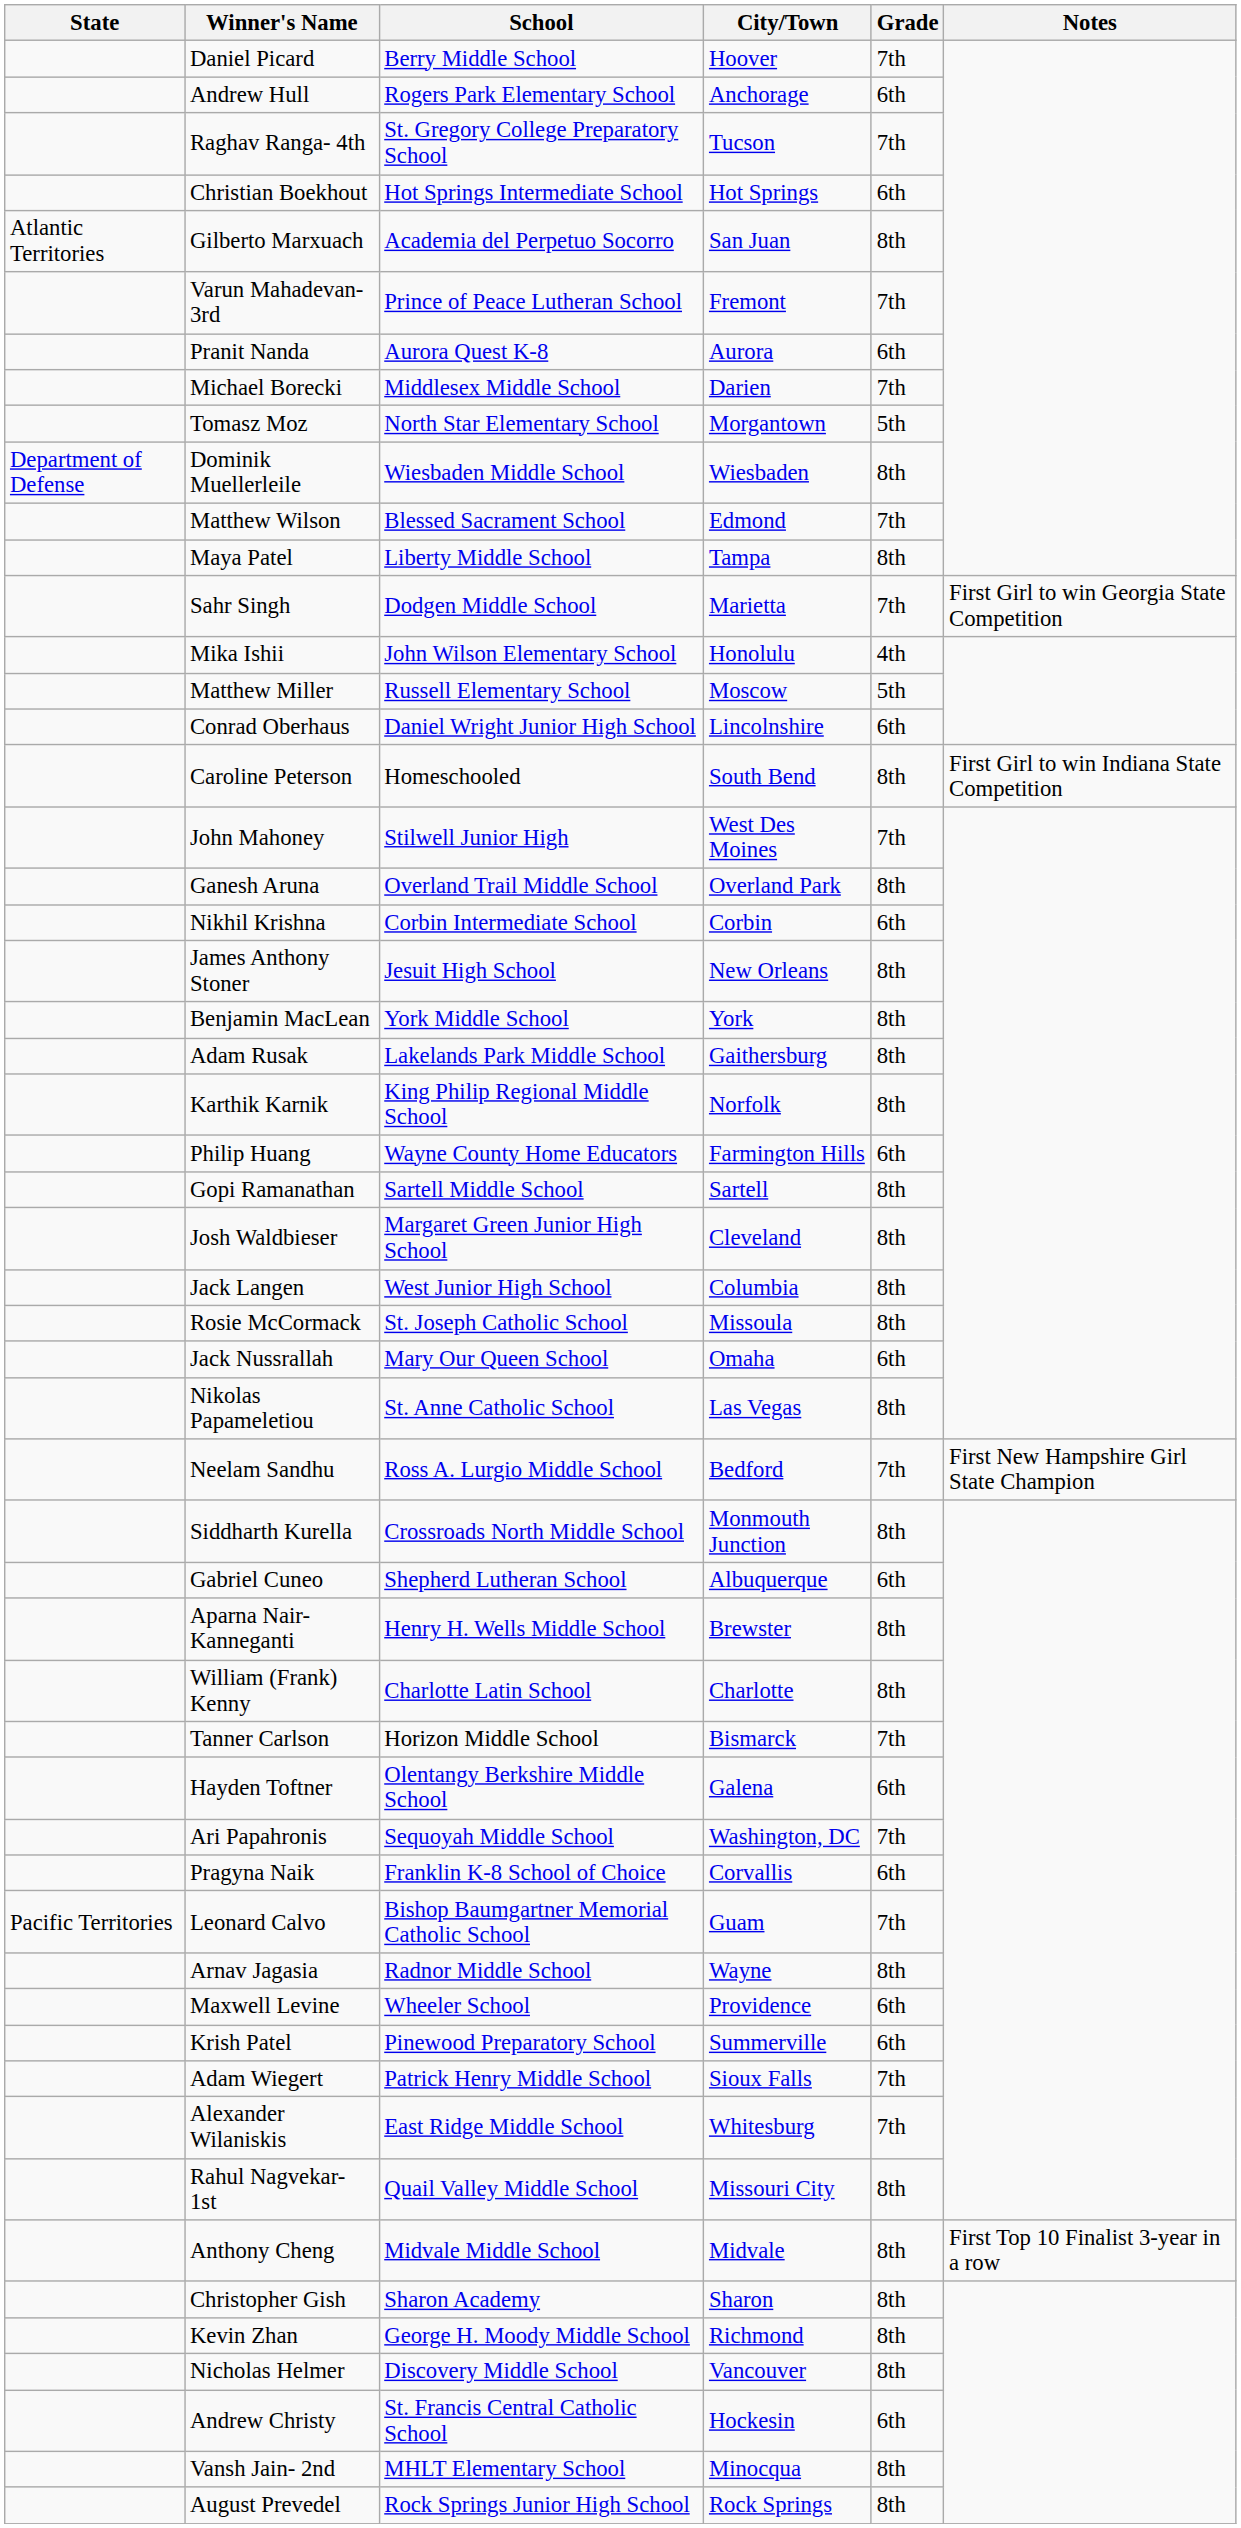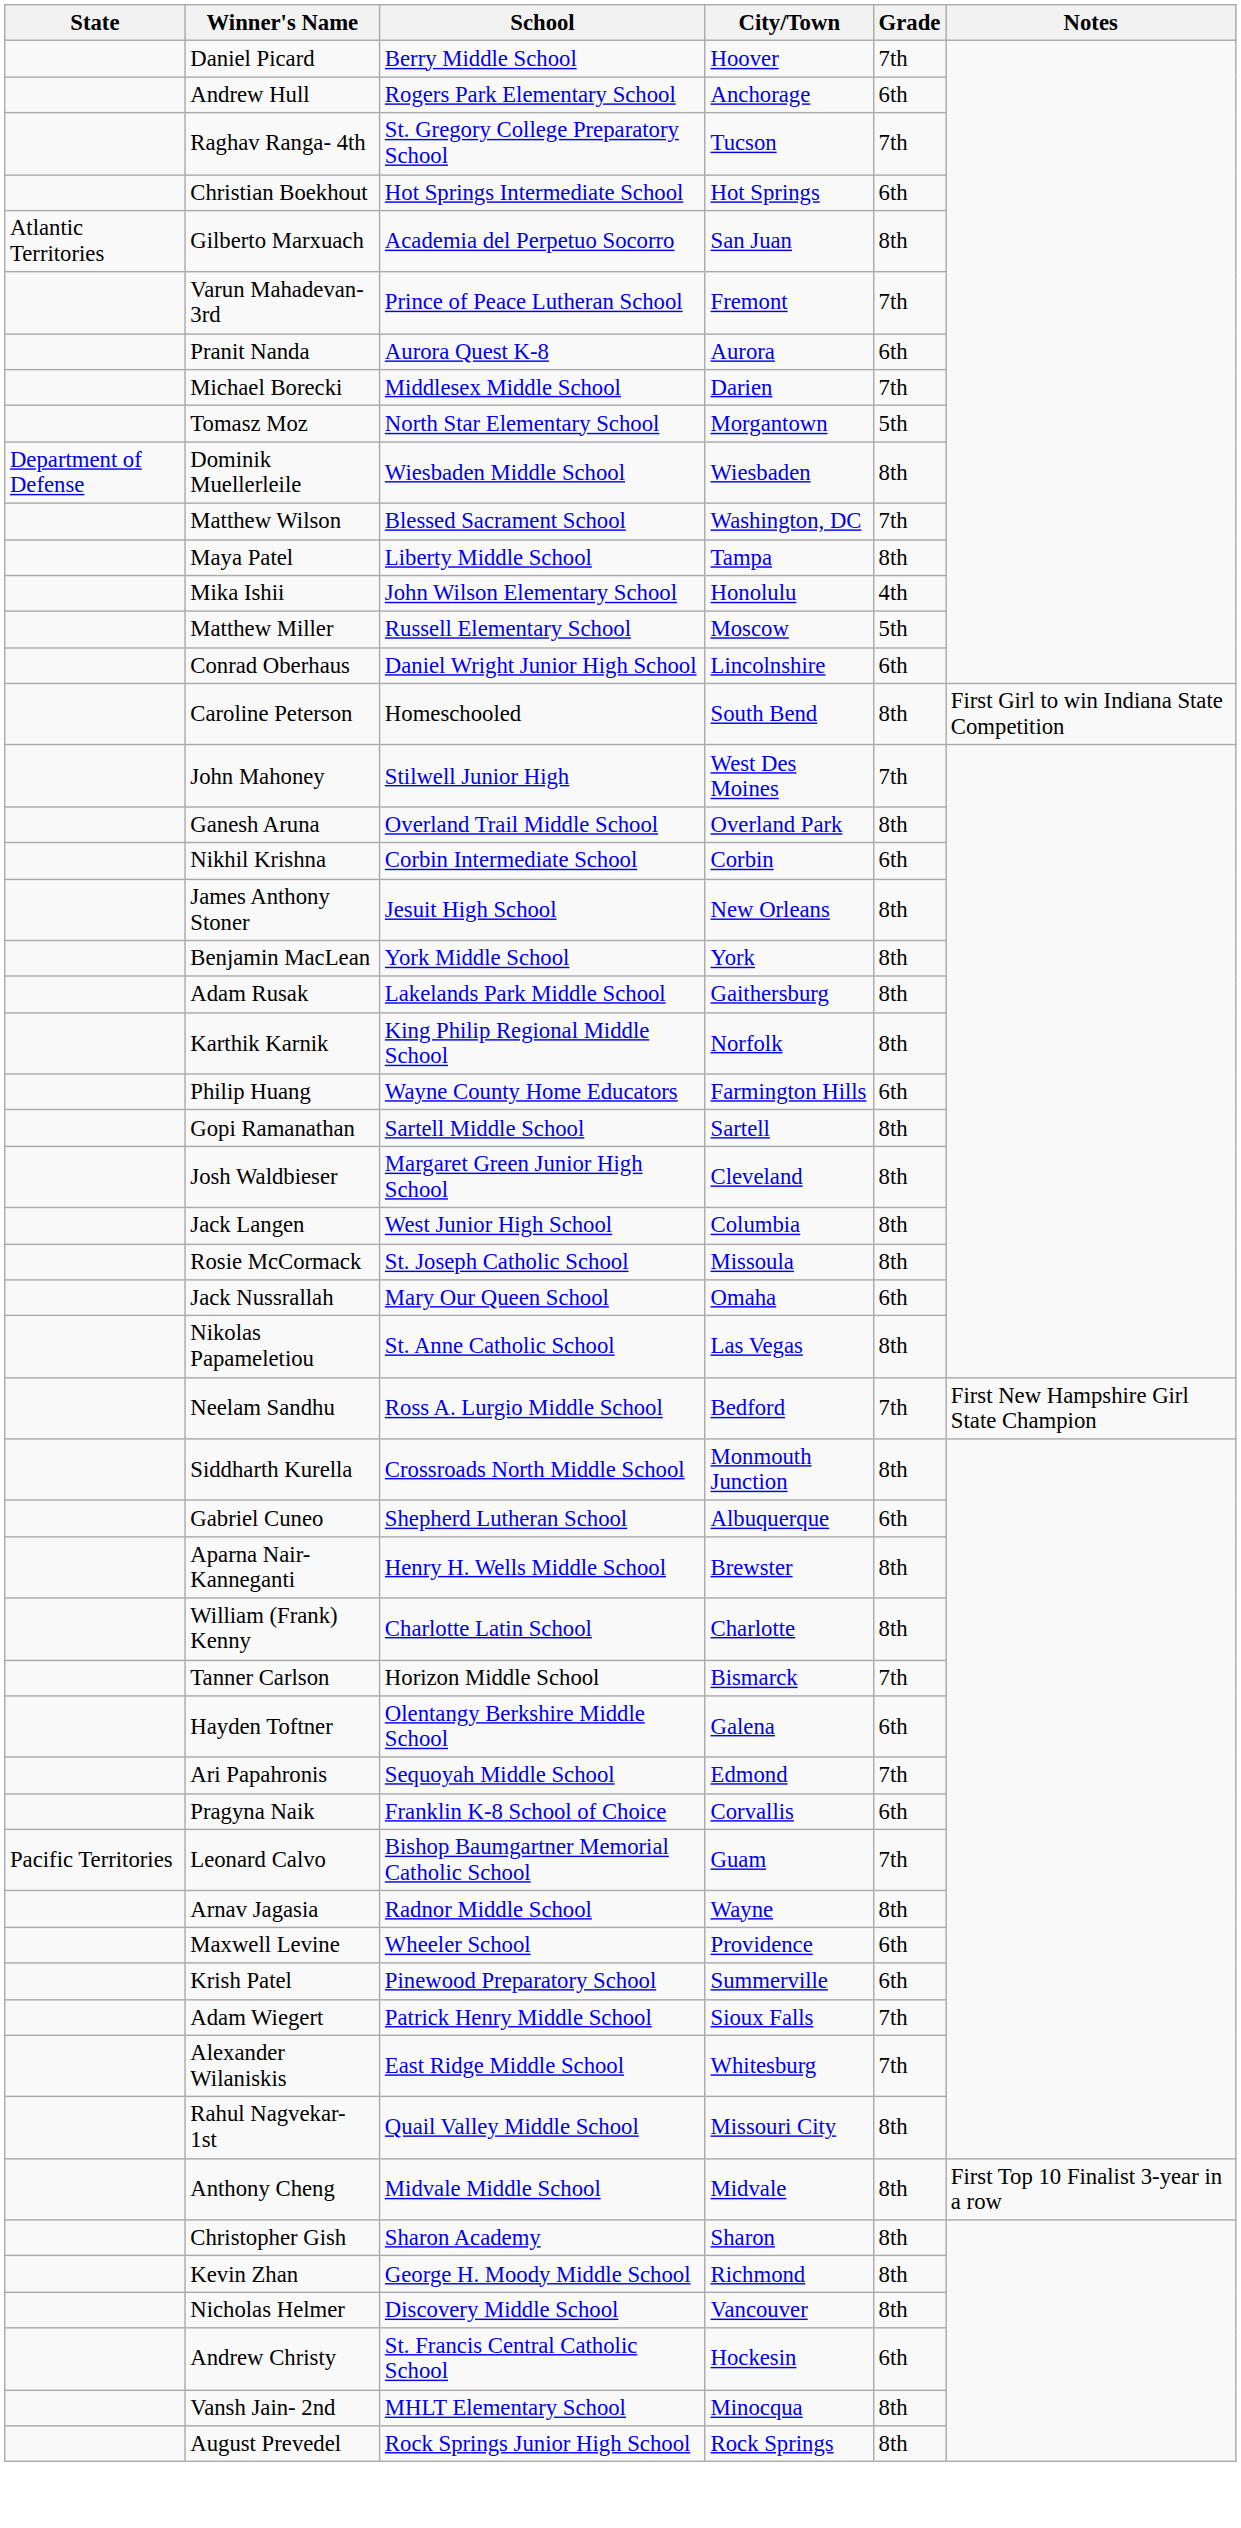(747, 521) Edmond -> (786, 521) Washington, DC
- row: (240, 605)
(784, 1836) Washington, DC -> (749, 1775) Edmond
